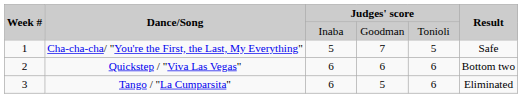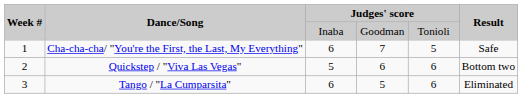(331, 48) 5 -> (331, 48) 6
(331, 66) 6 -> (331, 66) 5
